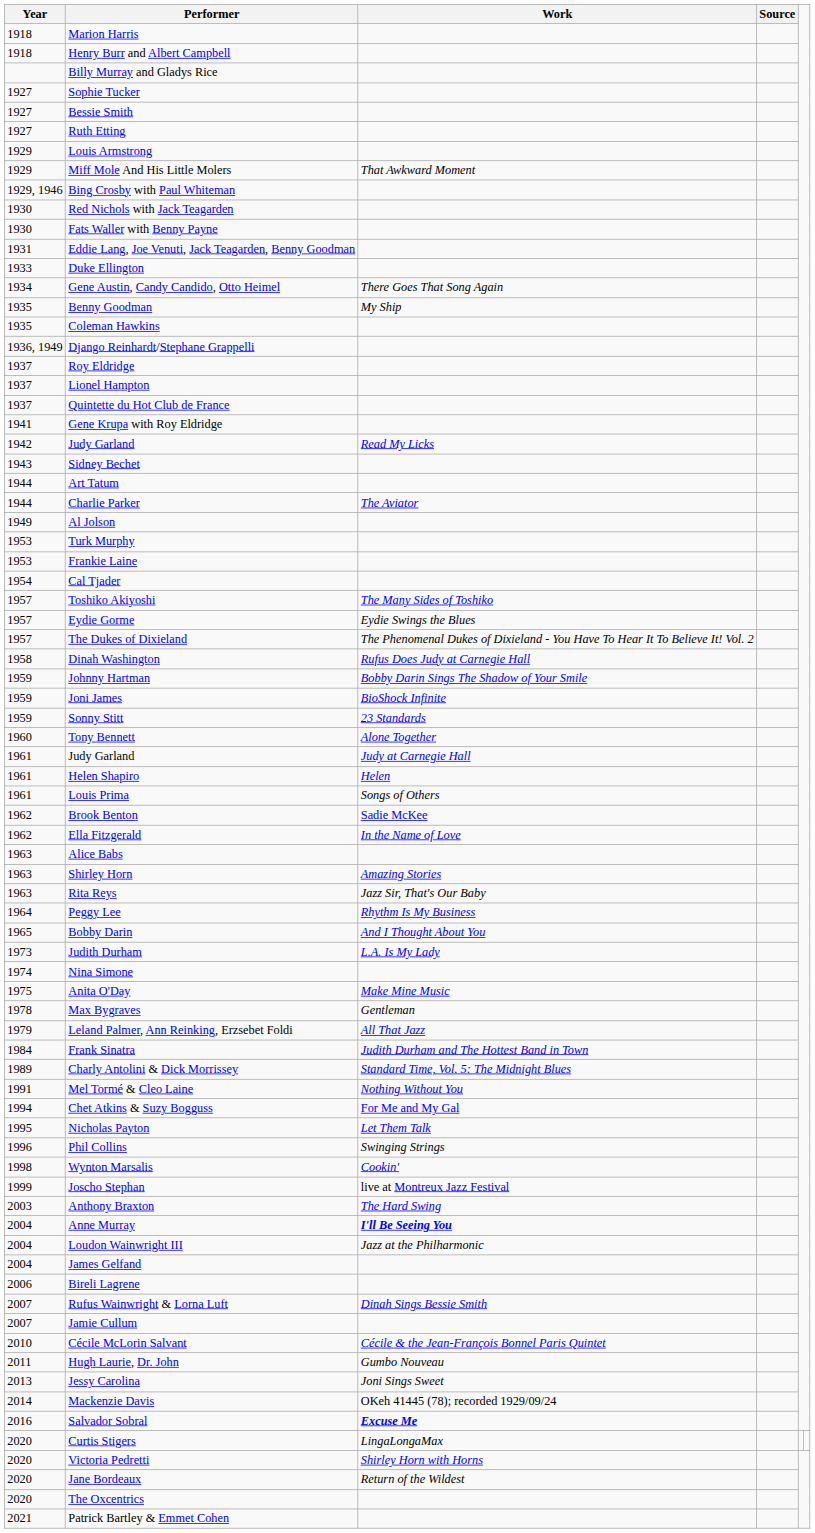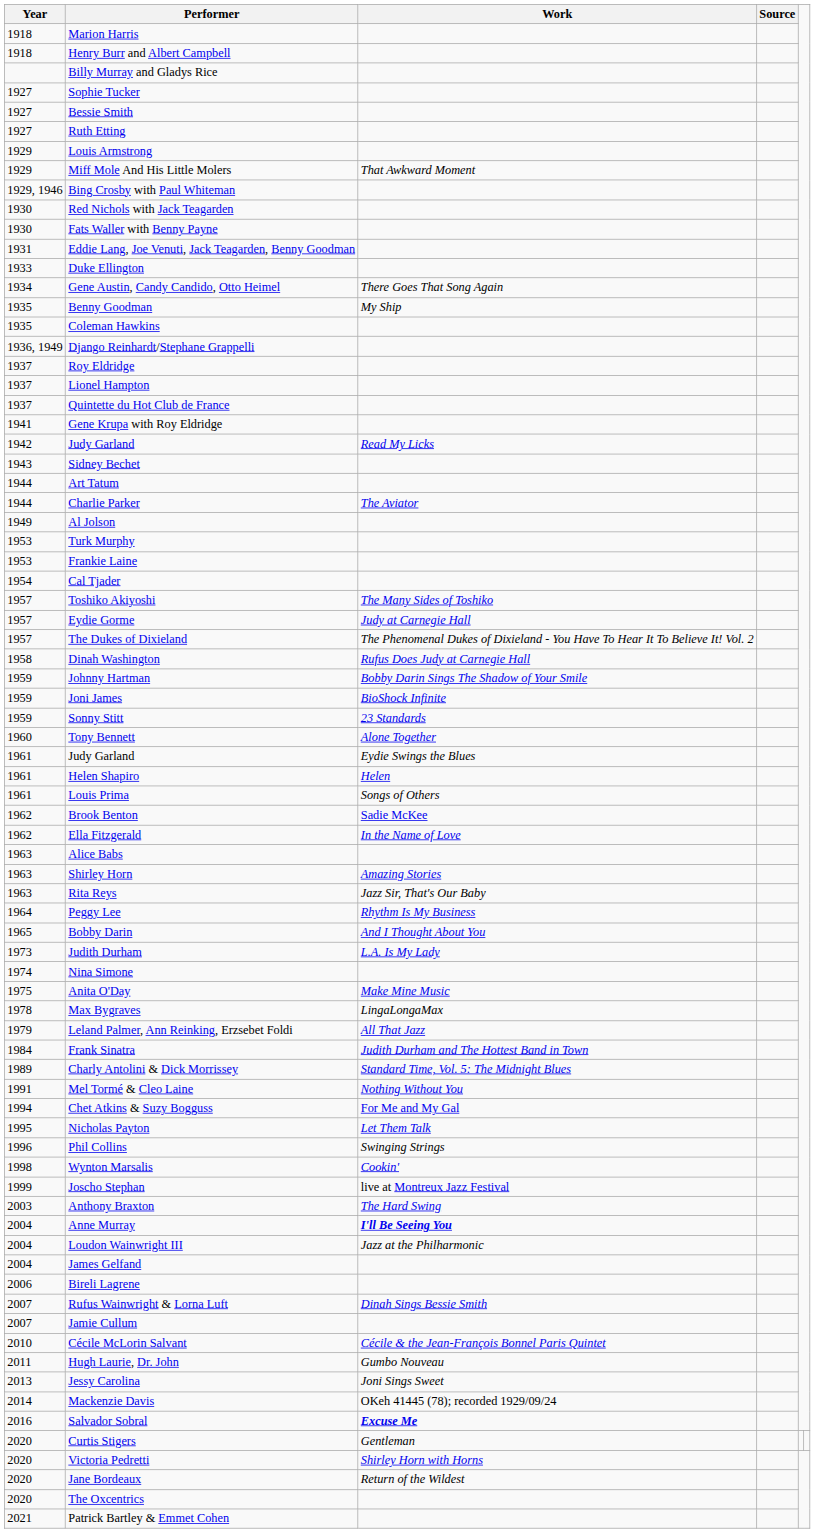(418, 619) Eydie Swings the Blues -> (416, 619) Judy at Carnegie Hall
(416, 756) Judy at Carnegie Hall -> (418, 756) Eydie Swings the Blues
(388, 1010) Gentleman -> (402, 1010) LingaLongaMax
(402, 1440) LingaLongaMax -> (388, 1440) Gentleman
